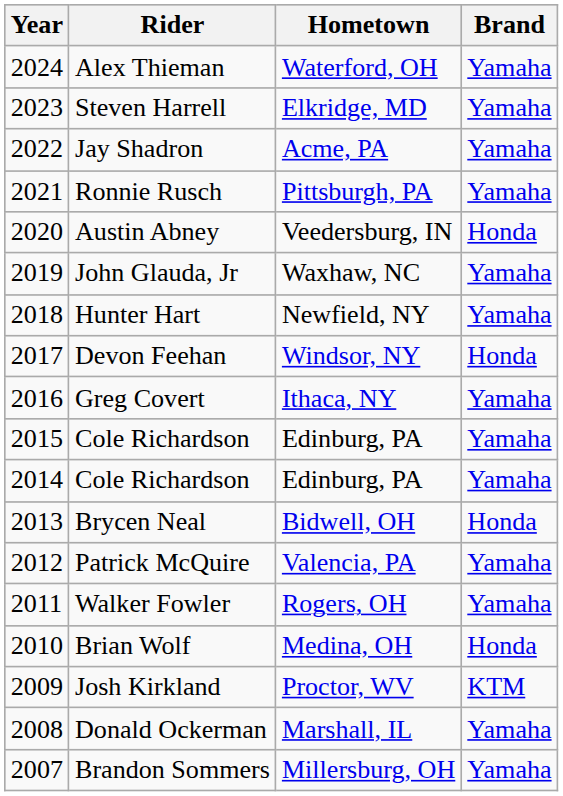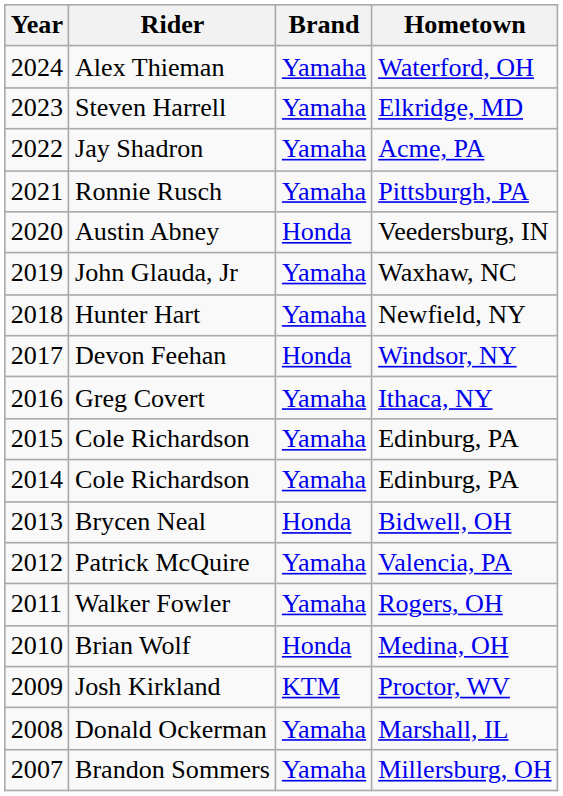columns swapped: (369, 25) <-> (509, 25)
